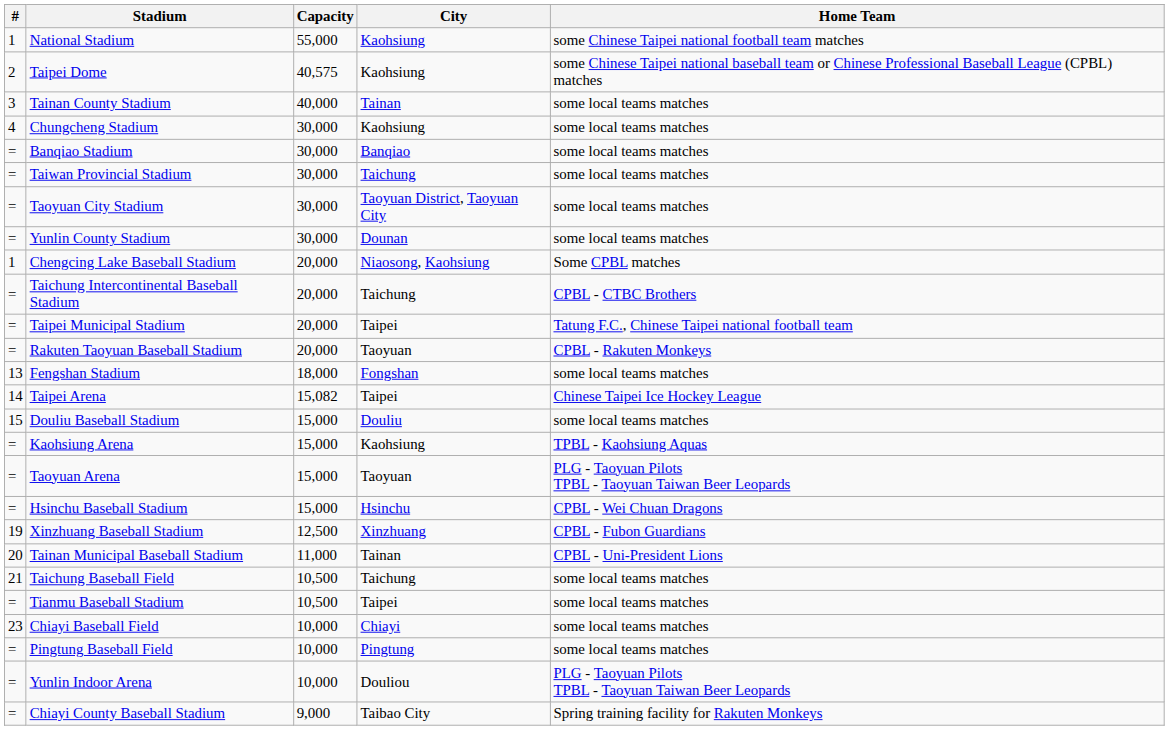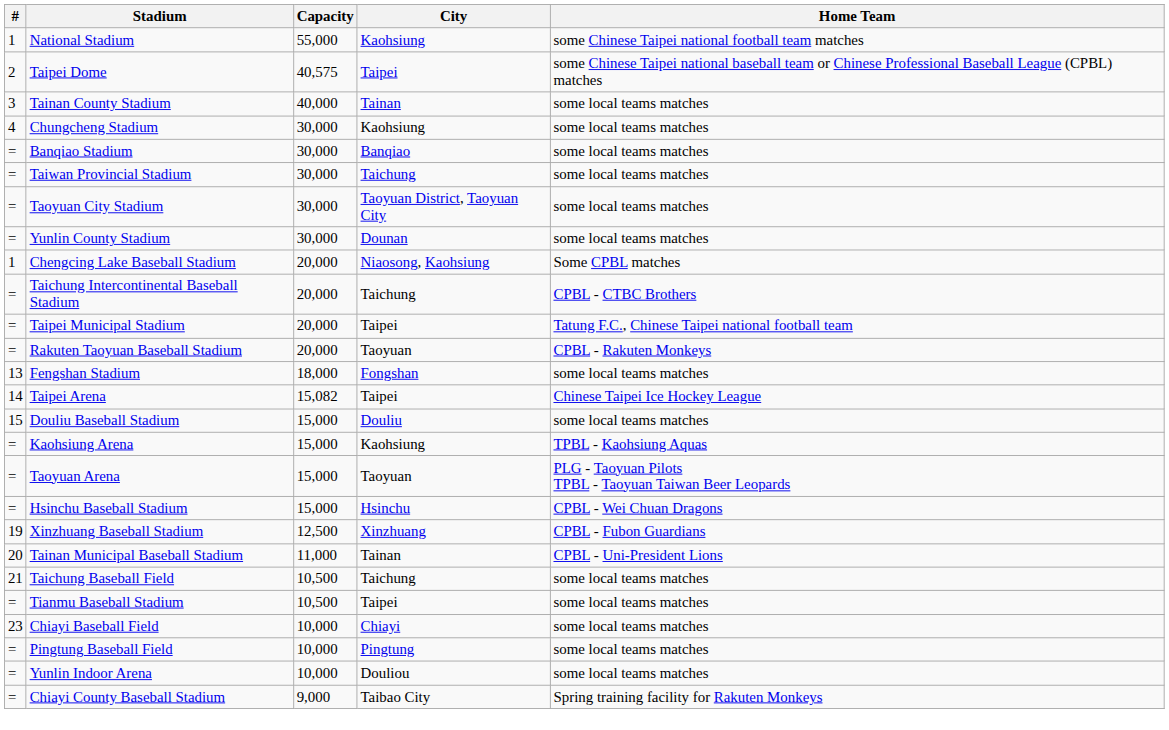(393, 71) Kaohsiung -> (379, 71) Taipei
(672, 681) PLG - Taoyuan Pilots TPBL - Taoyuan Taiwan Beer Leopards -> (631, 673) some local teams matches
